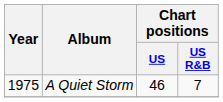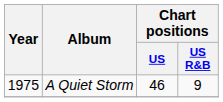(198, 85) 7 -> (198, 85) 9
